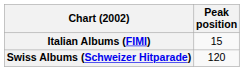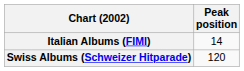(217, 41) 15 -> (217, 41) 14
